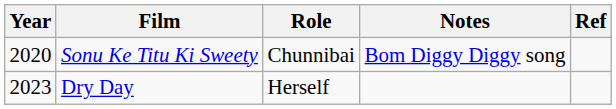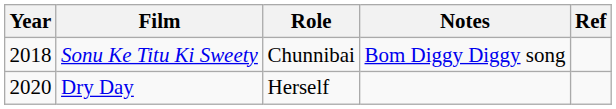(30, 54) 2020 -> (30, 54) 2018
(30, 87) 2023 -> (30, 87) 2020
